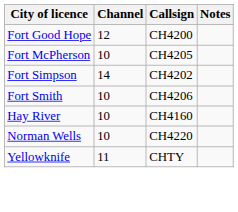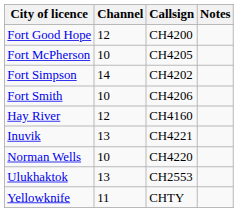(104, 116) 10 -> (104, 116) 12
+ row: (24, 136)
+ row: (38, 177)
